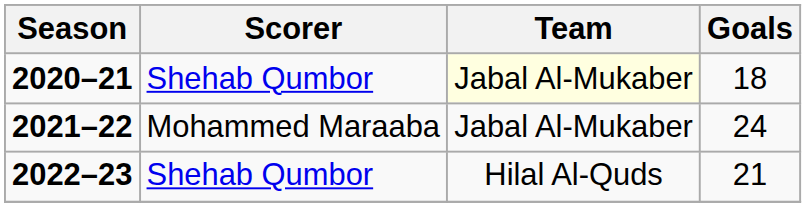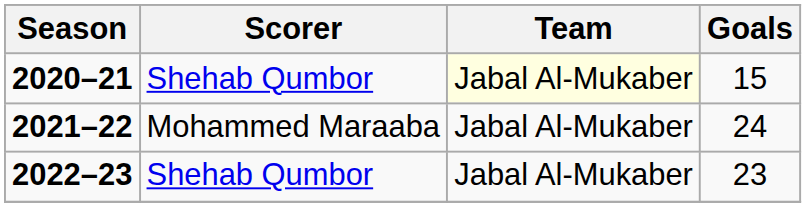(750, 77) 18 -> (750, 77) 15
(574, 175) Hilal Al-Quds -> (574, 175) Jabal Al-Mukaber
(750, 175) 21 -> (750, 175) 23
